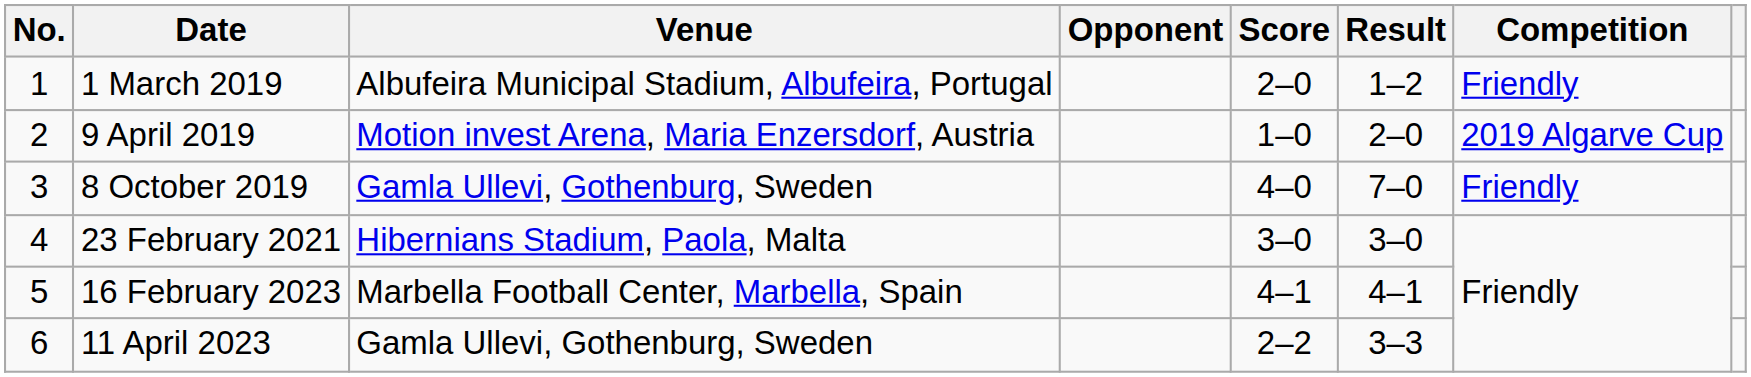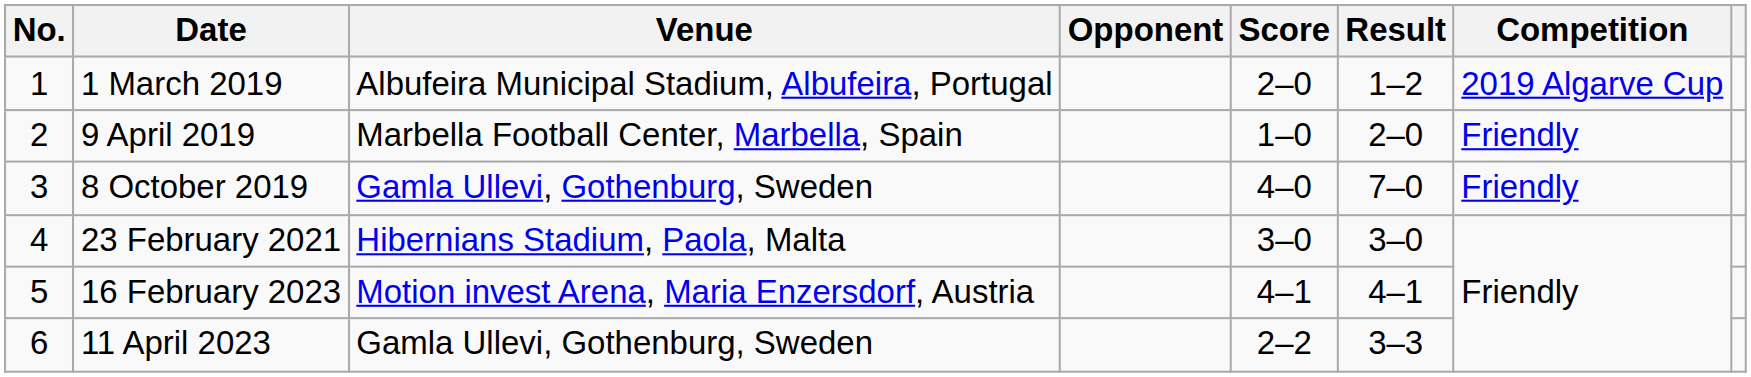(1520, 82) Friendly -> (1592, 82) 2019 Algarve Cup
(695, 135) Motion invest Arena, Maria Enzersdorf, Austria -> (660, 135) Marbella Football Center, Marbella, Spain
(1592, 135) 2019 Algarve Cup -> (1520, 135) Friendly
(660, 291) Marbella Football Center, Marbella, Spain -> (695, 291) Motion invest Arena, Maria Enzersdorf, Austria
